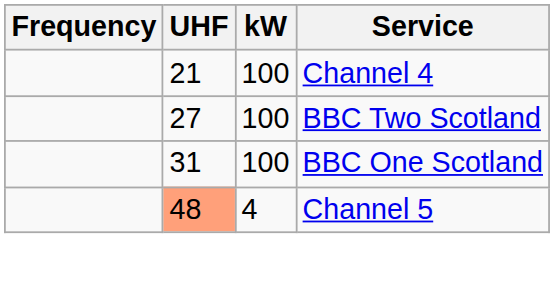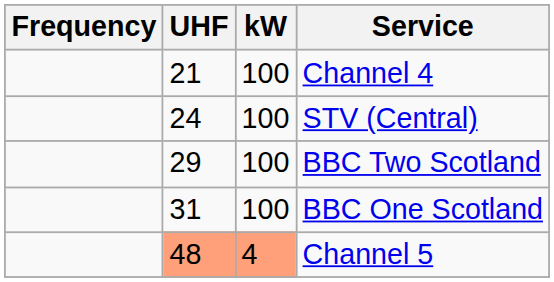+ row: (390, 118)
(185, 118) 27 -> (185, 163) 29
(250, 208) no background -> (250, 254) lightsalmon background
